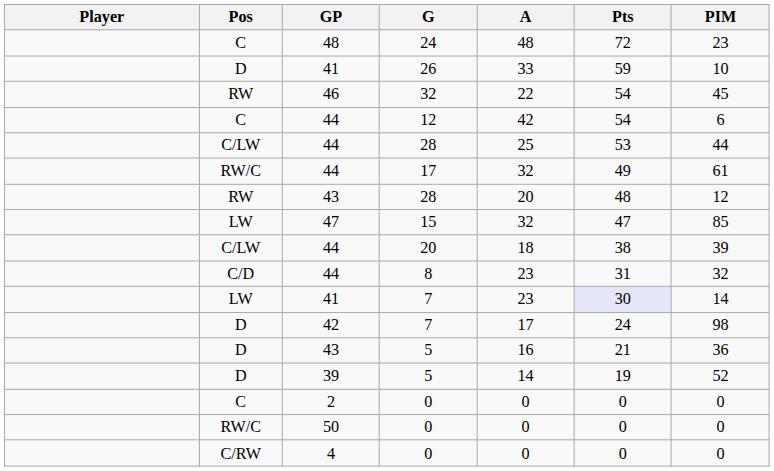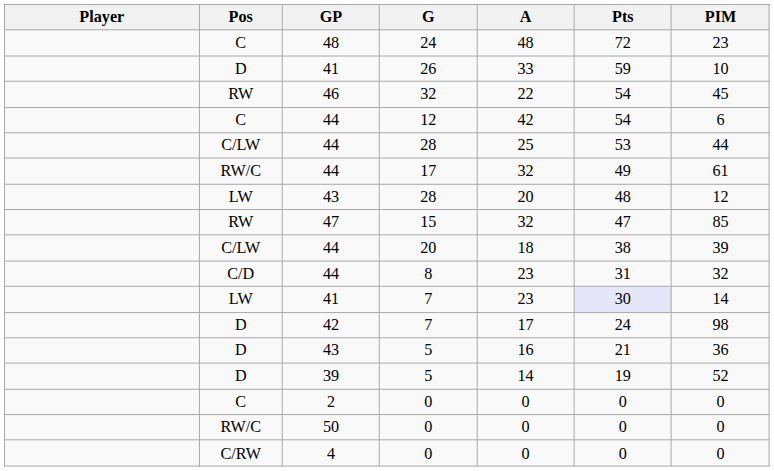(241, 196) RW -> (241, 196) LW
(241, 222) LW -> (241, 222) RW
